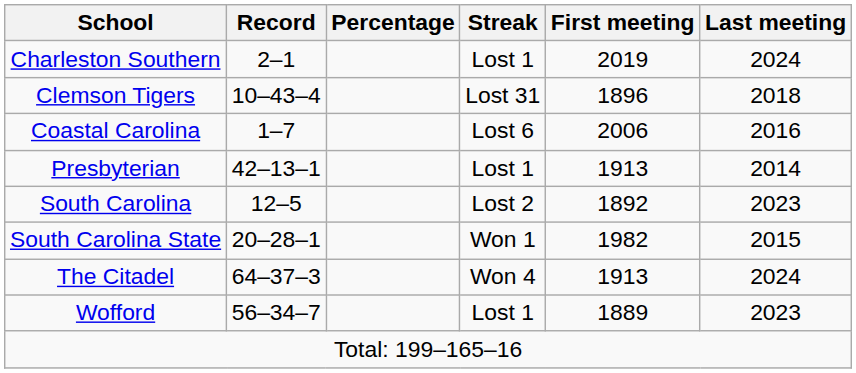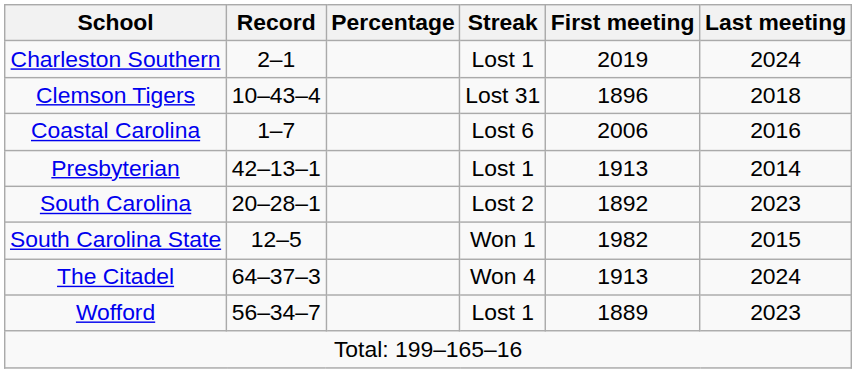(276, 204) 12–5 -> (276, 204) 20–28–1
(276, 240) 20–28–1 -> (276, 240) 12–5
